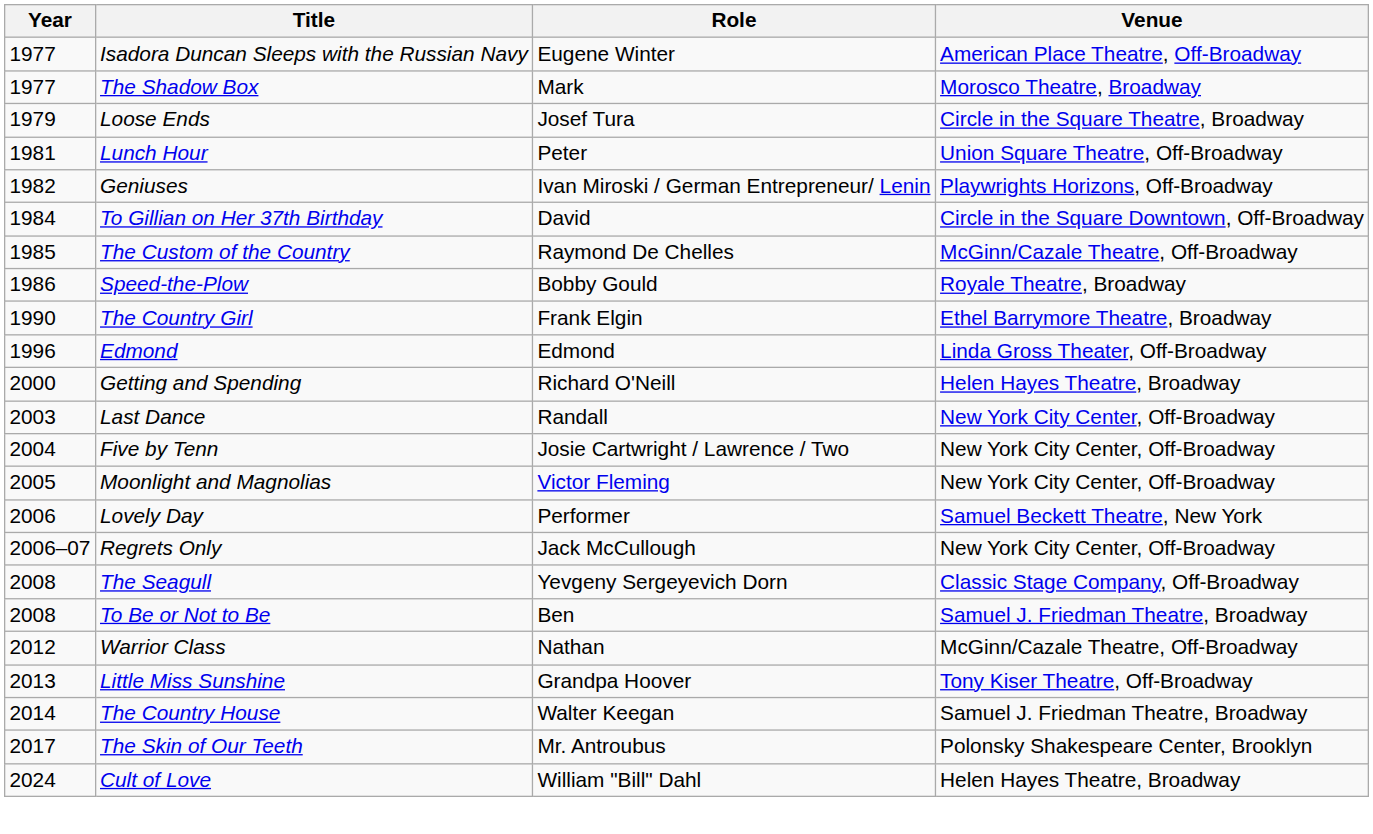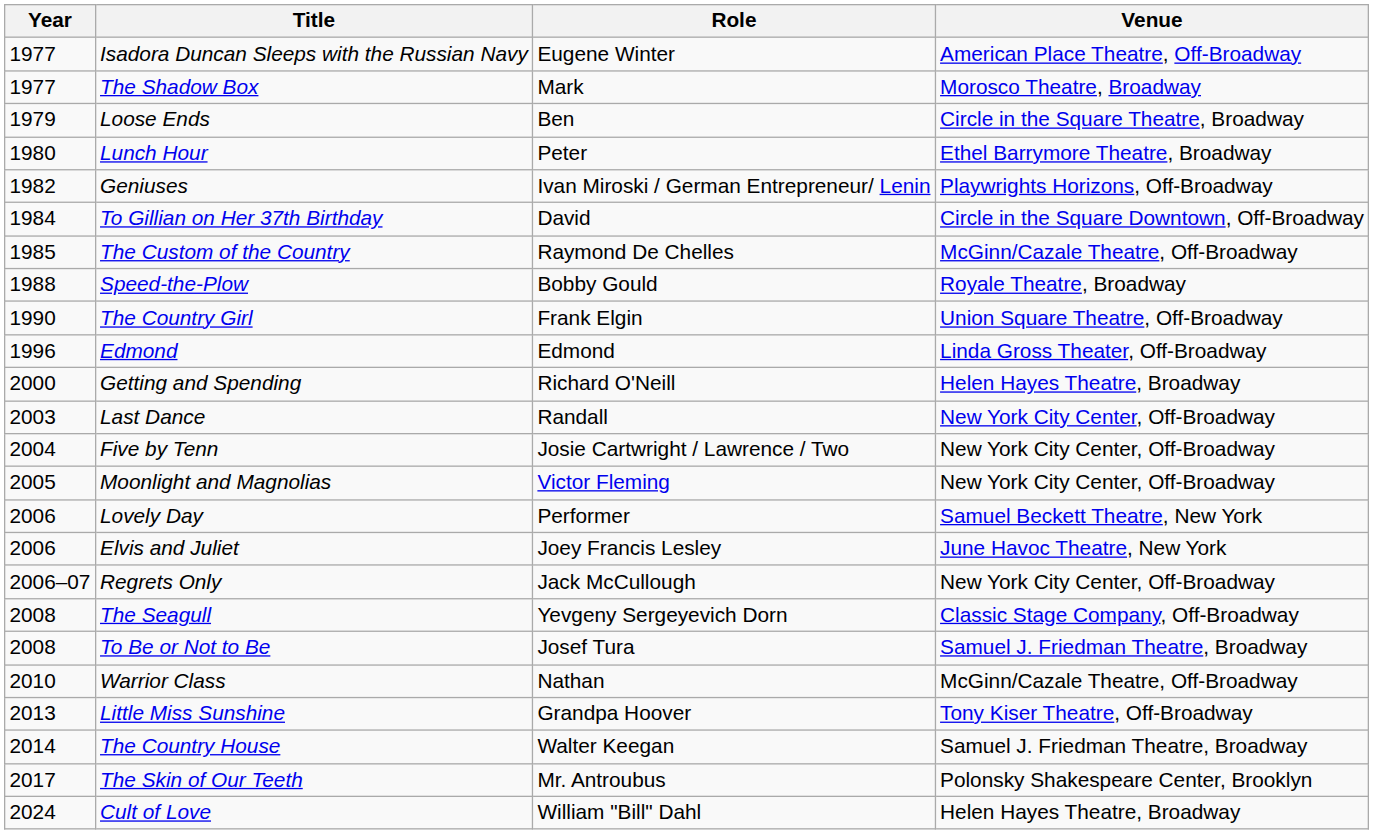(586, 119) Josef Tura -> (556, 119) Ben
(33, 152) 1981 -> (33, 152) 1980
(1111, 152) Union Square Theatre, Off-Broadway -> (1106, 152) Ethel Barrymore Theatre, Broadway
(33, 284) 1986 -> (33, 284) 1988
(1106, 317) Ethel Barrymore Theatre, Broadway -> (1111, 317) Union Square Theatre, Off-Broadway
+ row: (169, 548)
(556, 614) Ben -> (586, 647) Josef Tura
(33, 647) 2012 -> (33, 680) 2010
